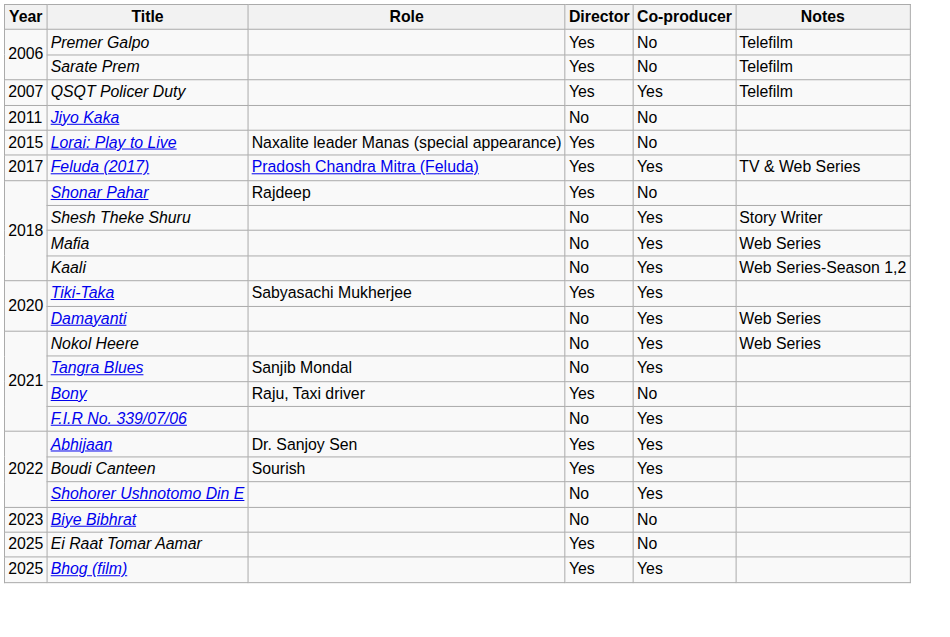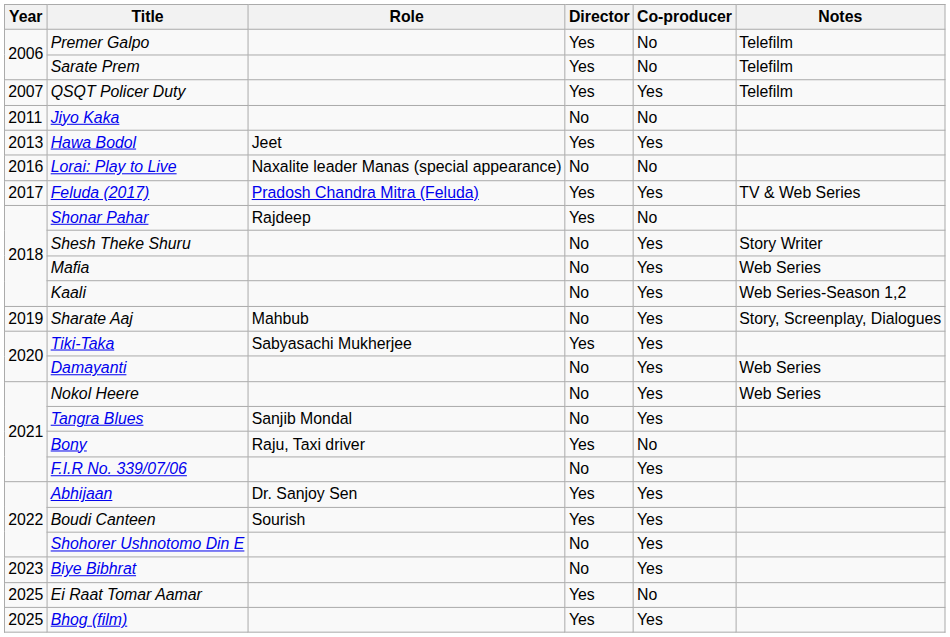+ row: (93, 142)
(26, 142) 2015 -> (26, 167) 2016
(582, 142) Yes -> (579, 167) No
+ row: (92, 318)
(647, 519) No -> (650, 569) Yes
